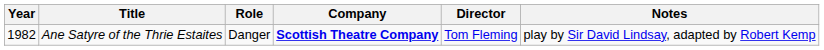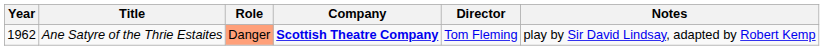(22, 34) 1982 -> (22, 34) 1962
(249, 34) no background -> (249, 34) lightsalmon background
